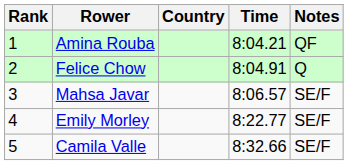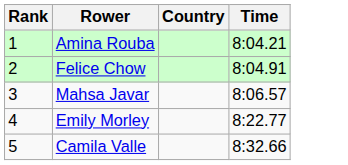- column: (317, 17)
